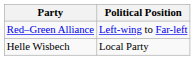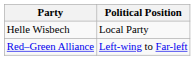rows swapped: (38, 47) <-> (50, 30)
